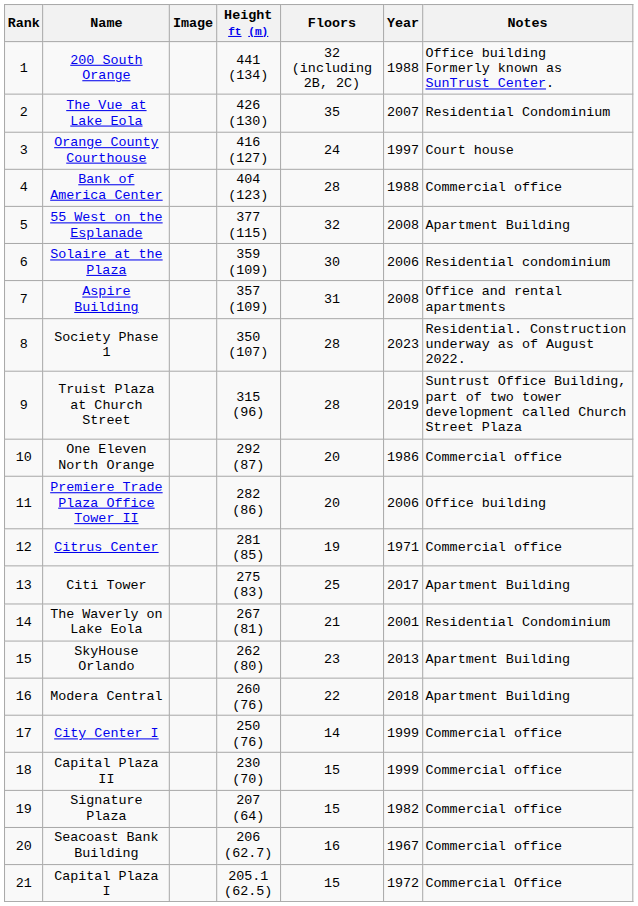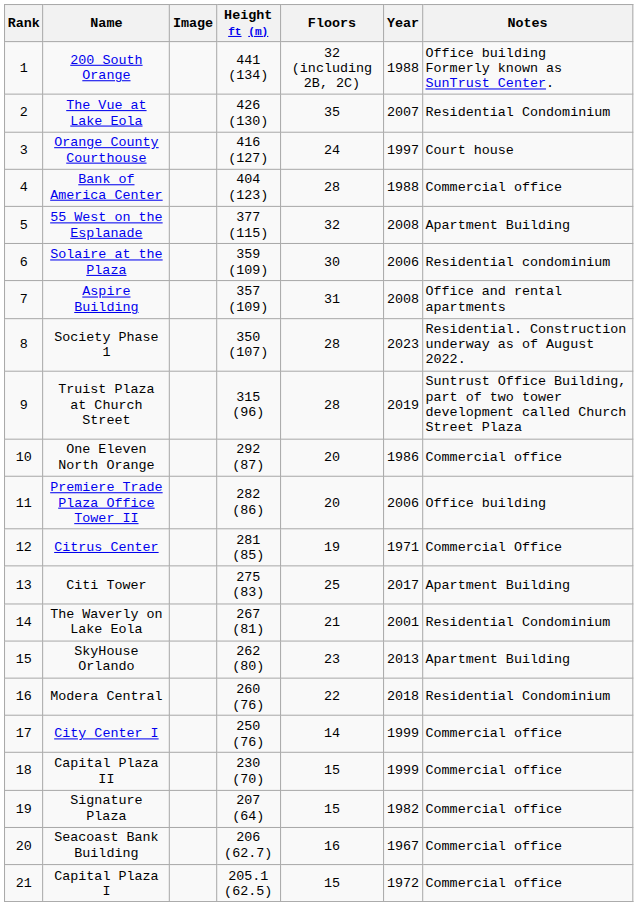(494, 548) Commercial office -> (494, 548) Commercial Office
(498, 697) Apartment Building -> (518, 697) Residential Condominium
(494, 883) Commercial Office -> (494, 883) Commercial office
